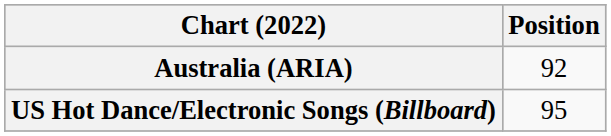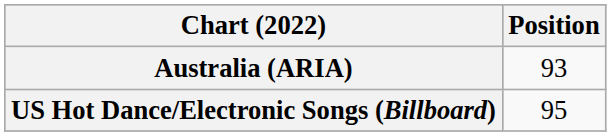(554, 67) 92 -> (554, 67) 93
